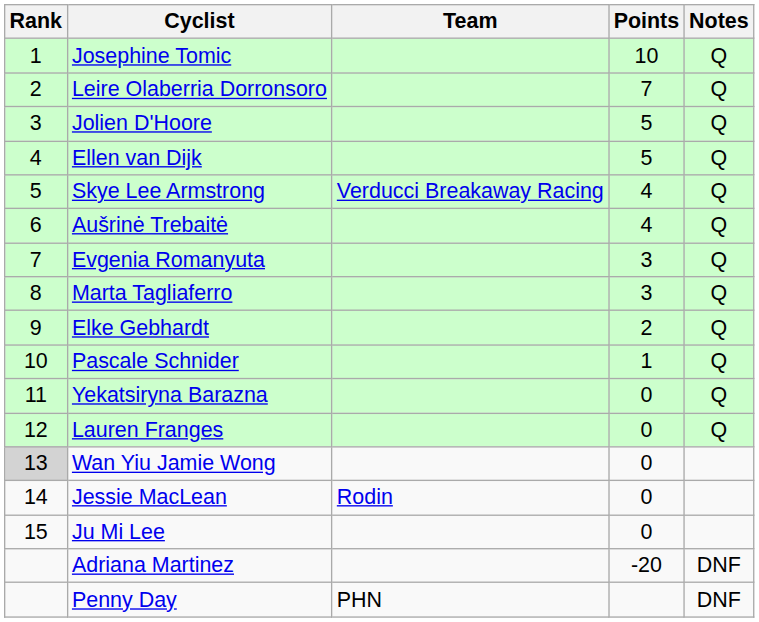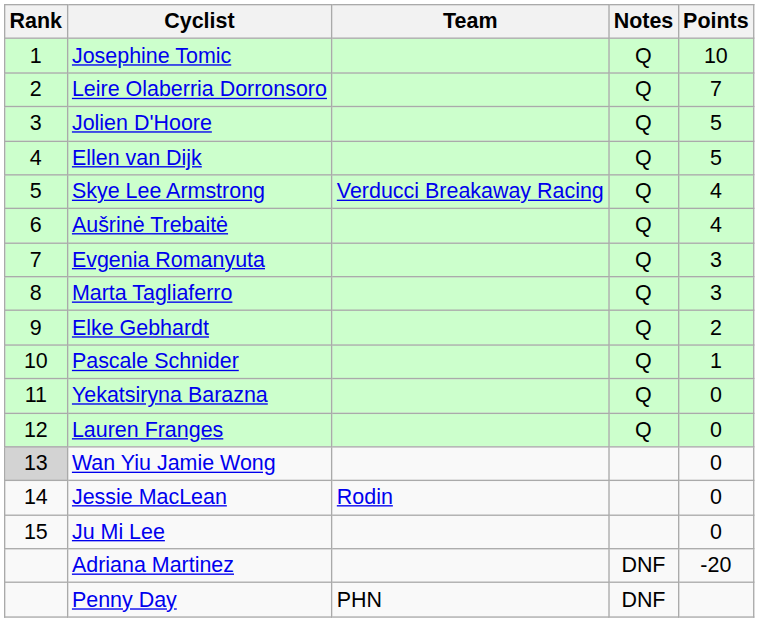columns swapped: (646, 21) <-> (719, 21)
